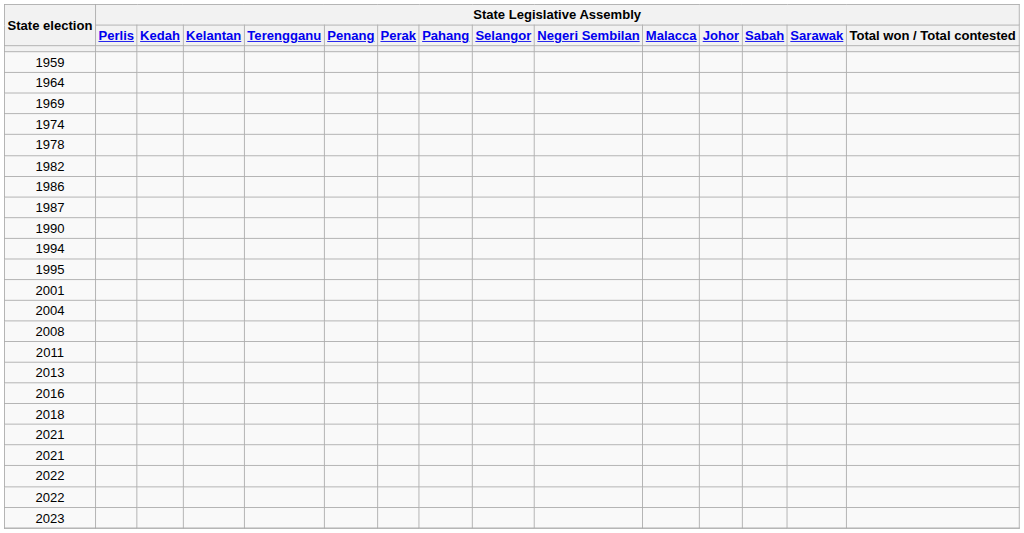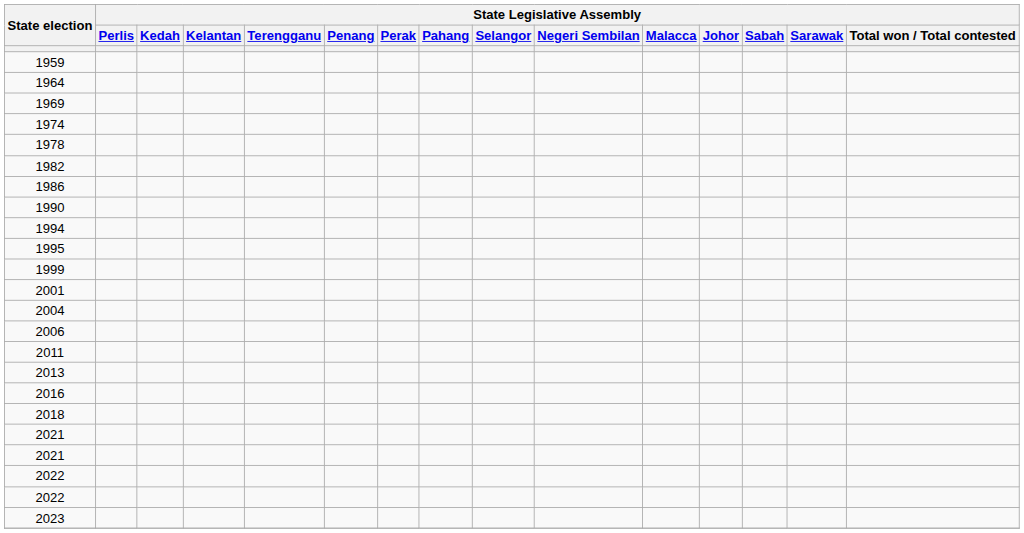- row: (50, 207)
+ row: (50, 269)
+ row: (50, 331)
- row: (50, 331)
